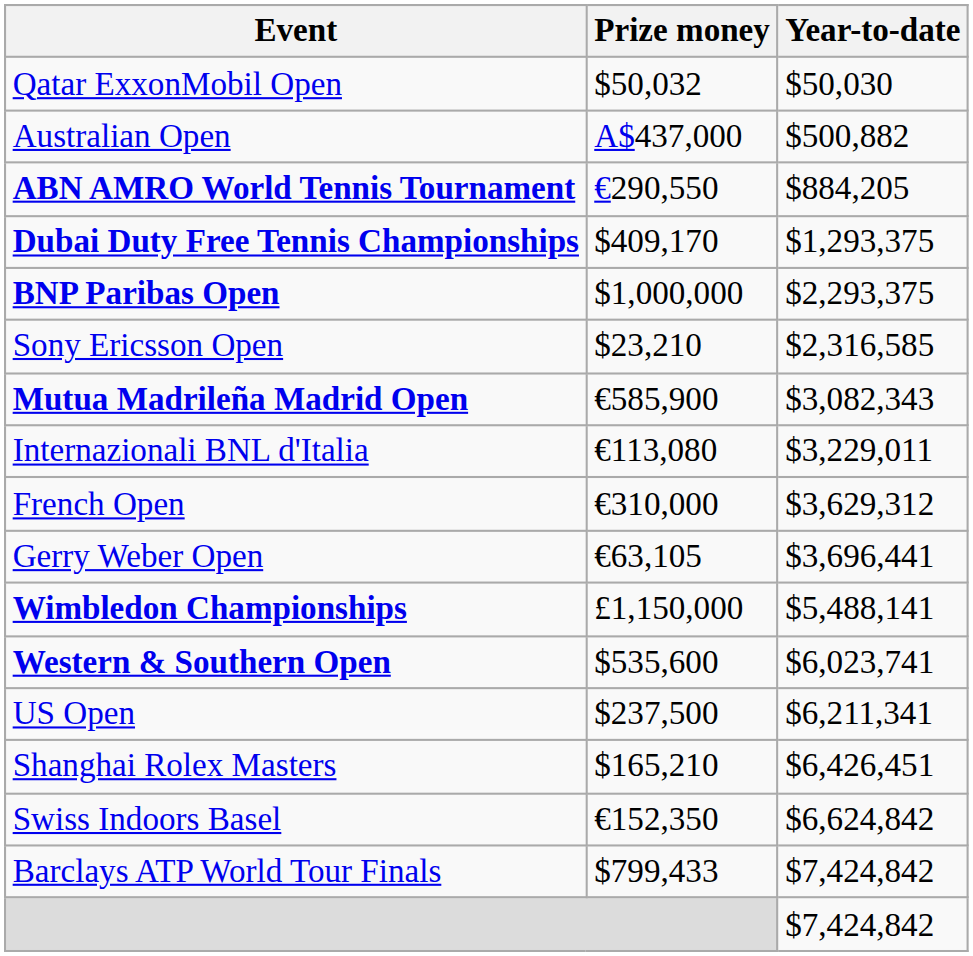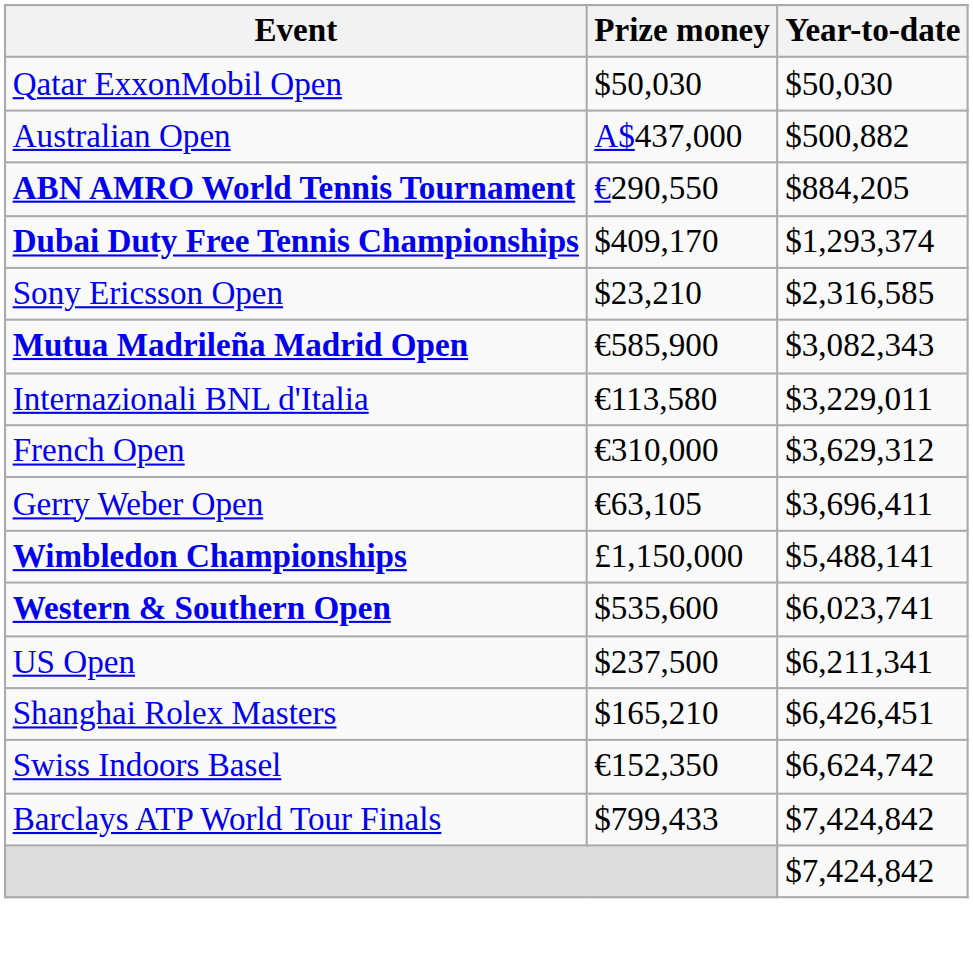(648, 83) $50,032 -> (648, 83) $50,030
(860, 240) $1,293,375 -> (860, 240) $1,293,374
- row: (146, 293)
(656, 450) €113,080 -> (656, 398) €113,580
(860, 556) $3,696,441 -> (859, 503) $3,696,411
(860, 818) $6,624,842 -> (860, 766) $6,624,742
